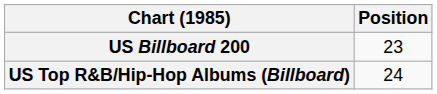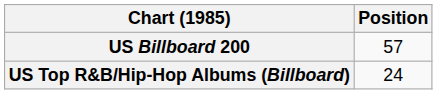(393, 46) 23 -> (393, 46) 57
